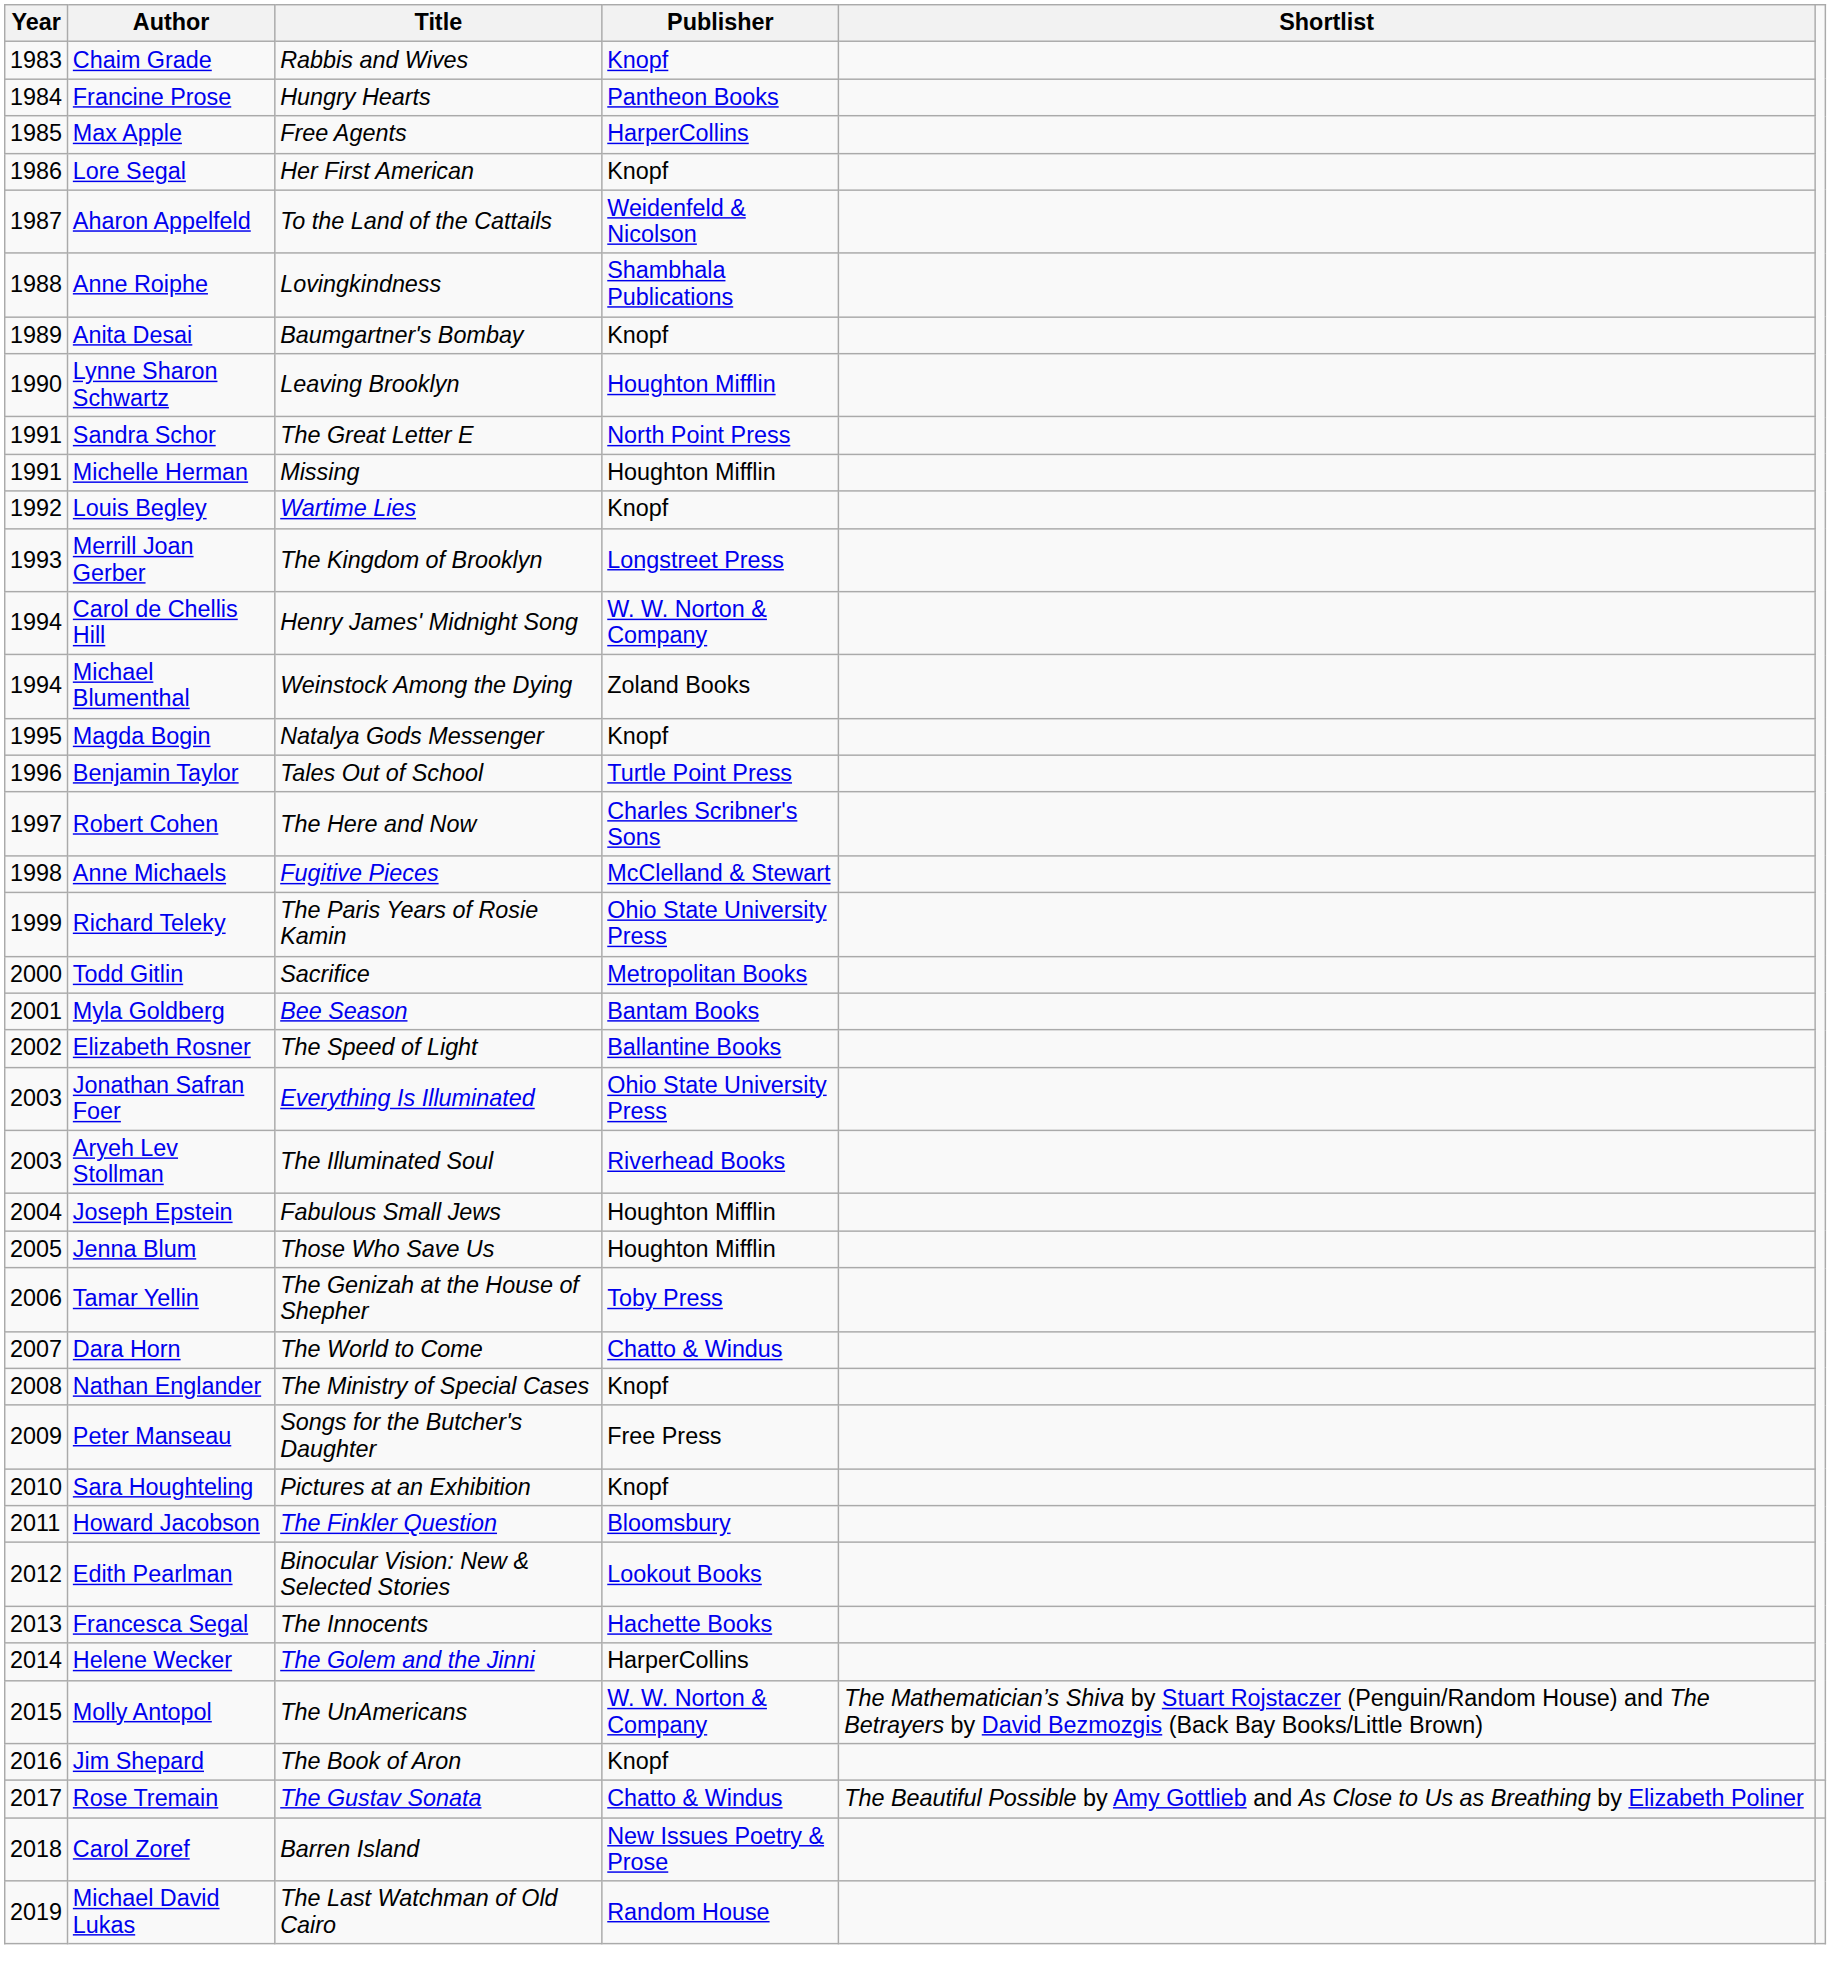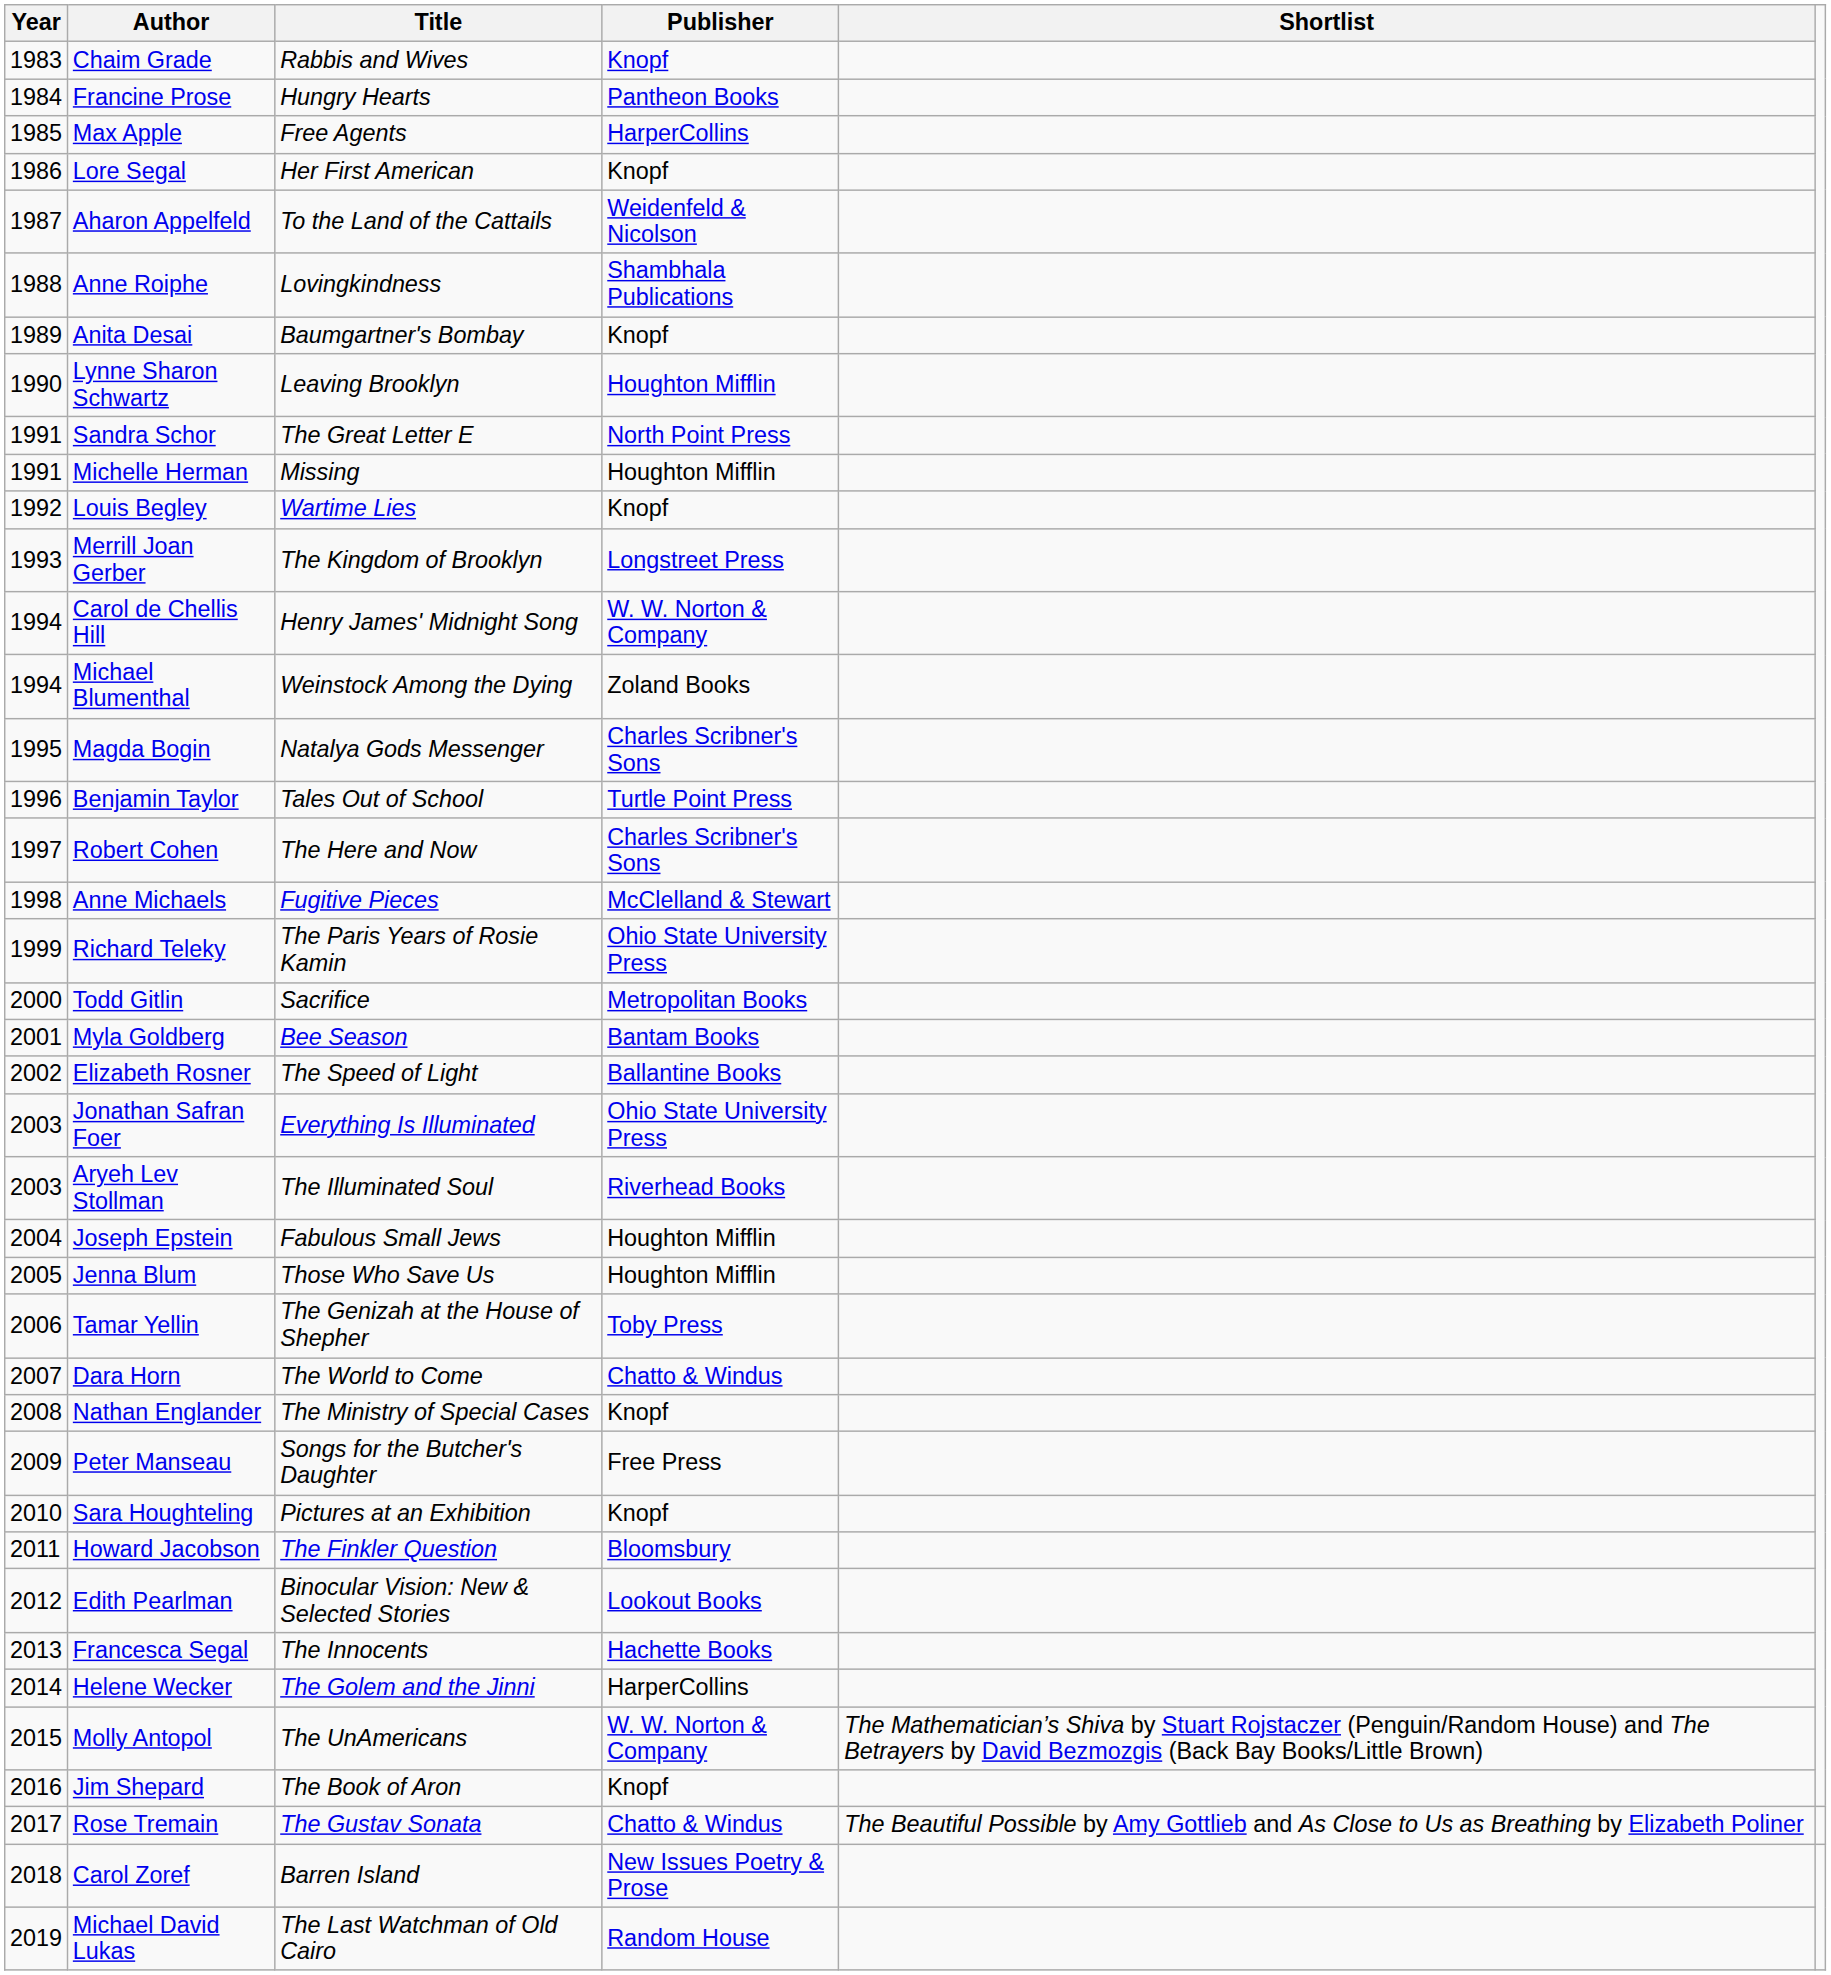(638, 736) Knopf -> (702, 749) Charles Scribner's Sons
